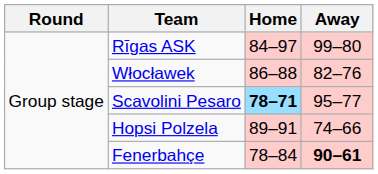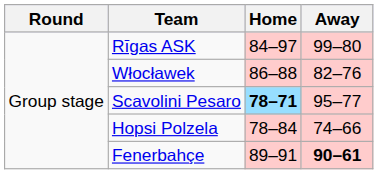(273, 128) 89–91 -> (273, 128) 78–84
(273, 156) 78–84 -> (273, 156) 89–91
